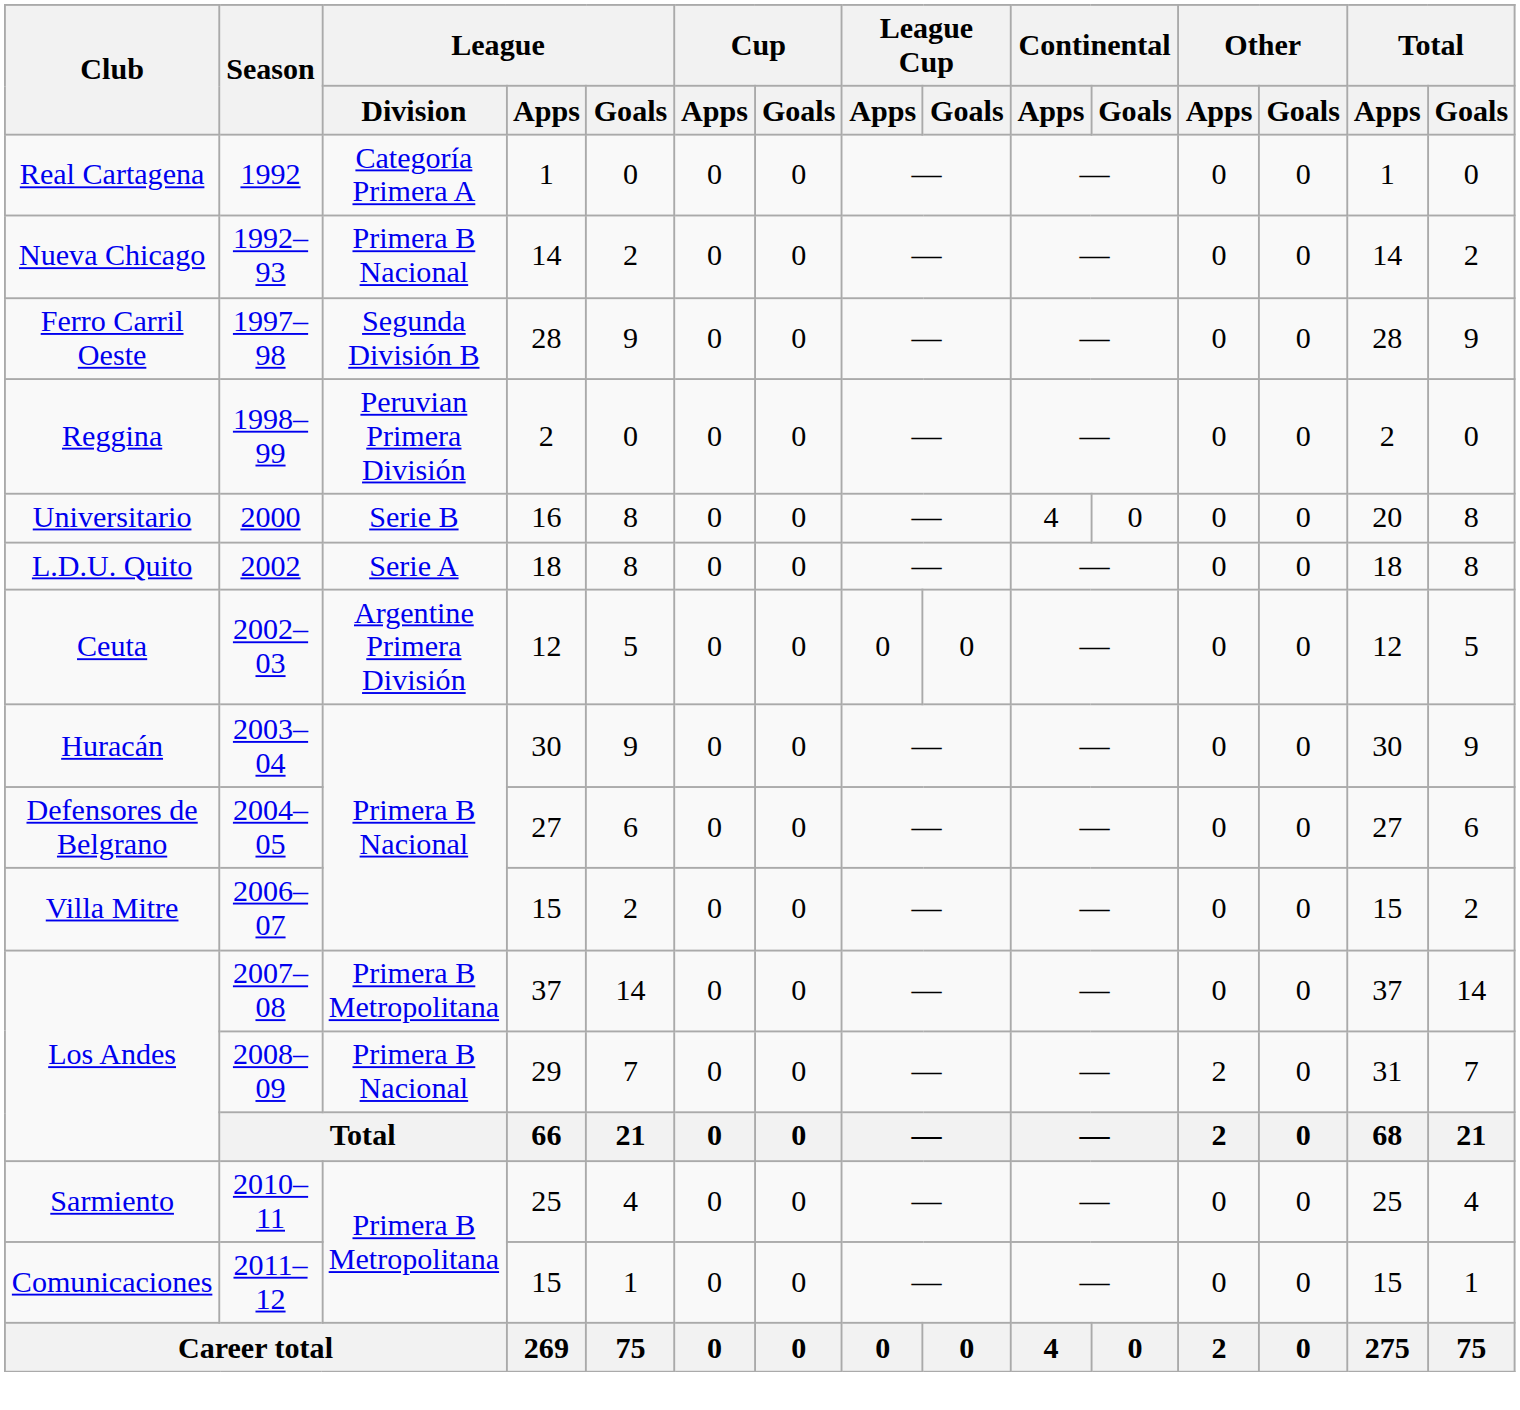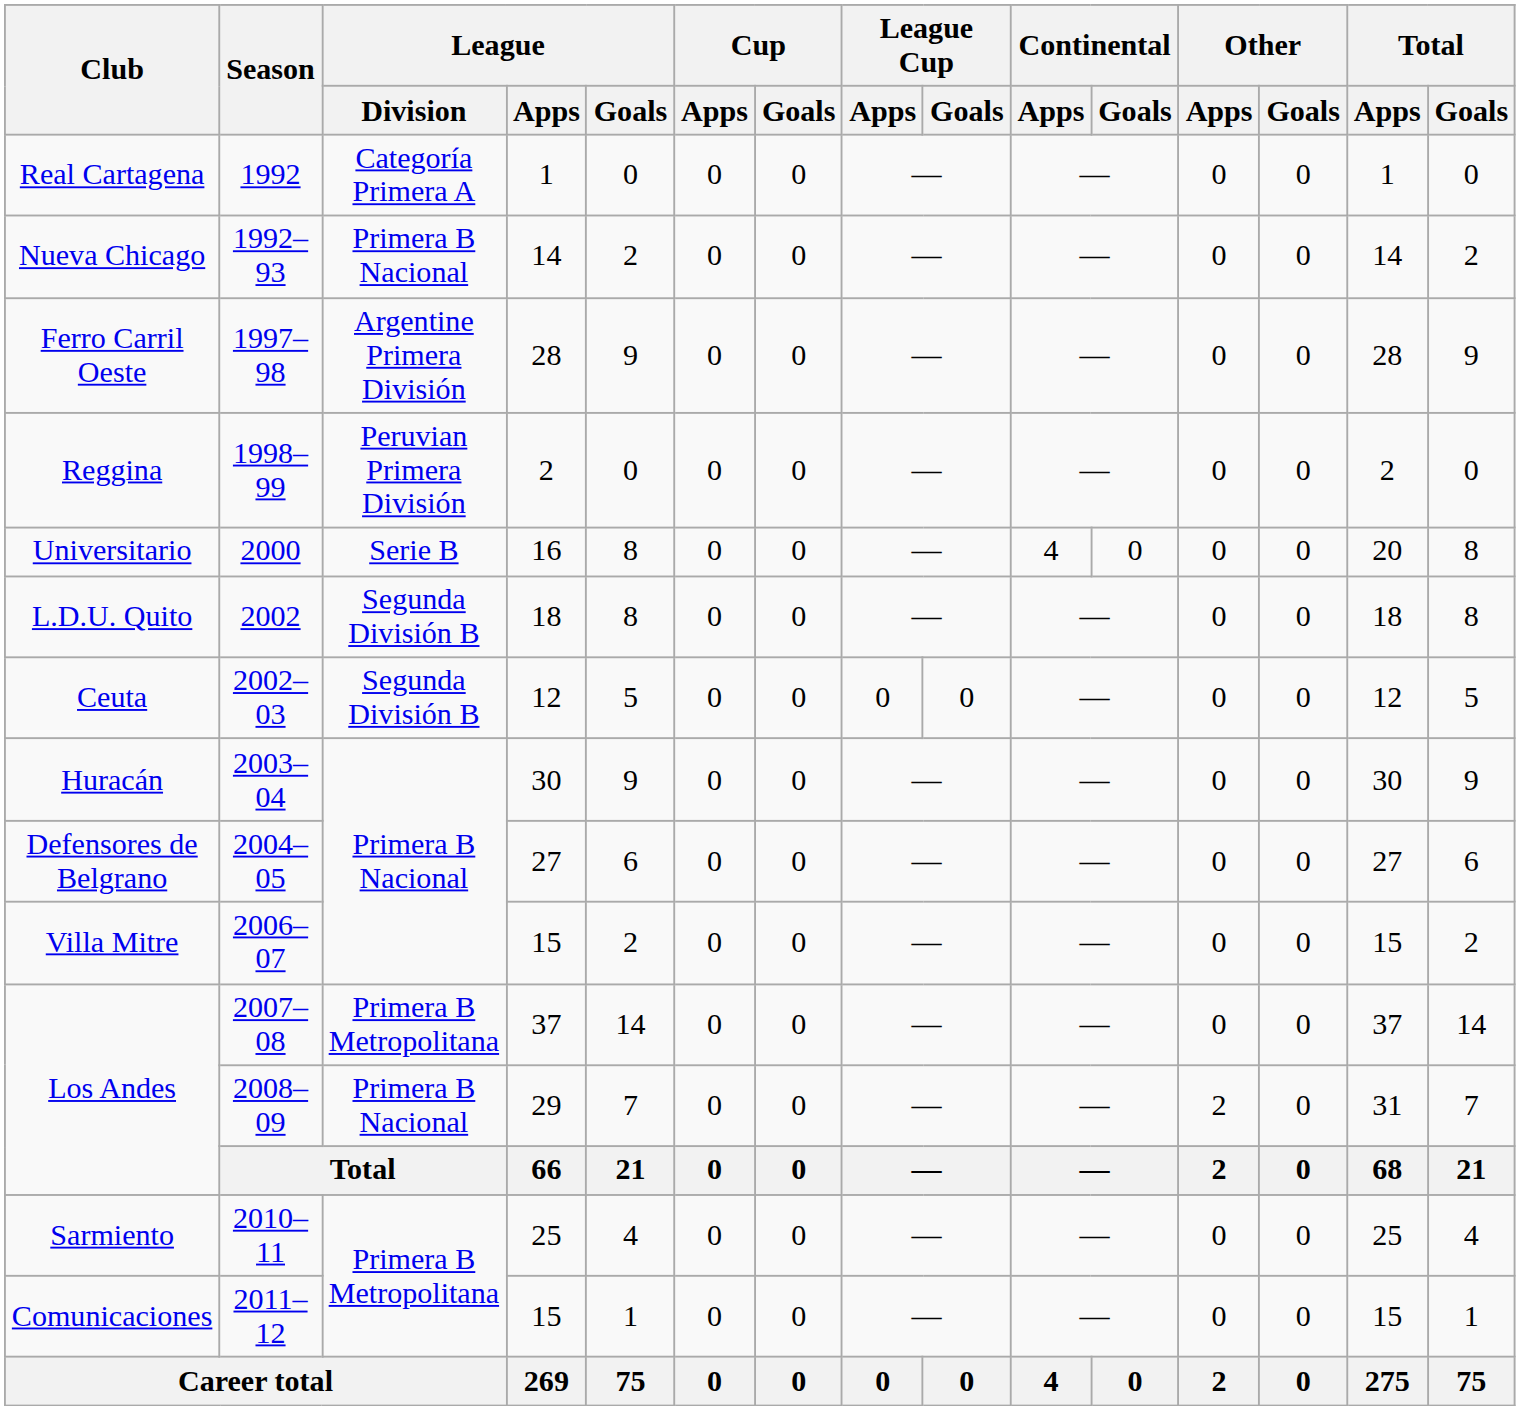(414, 337) Segunda División B -> (414, 354) Argentine Primera División
(414, 565) Serie A -> (414, 616) Segunda División B
(414, 646) Argentine Primera División -> (414, 697) Segunda División B
